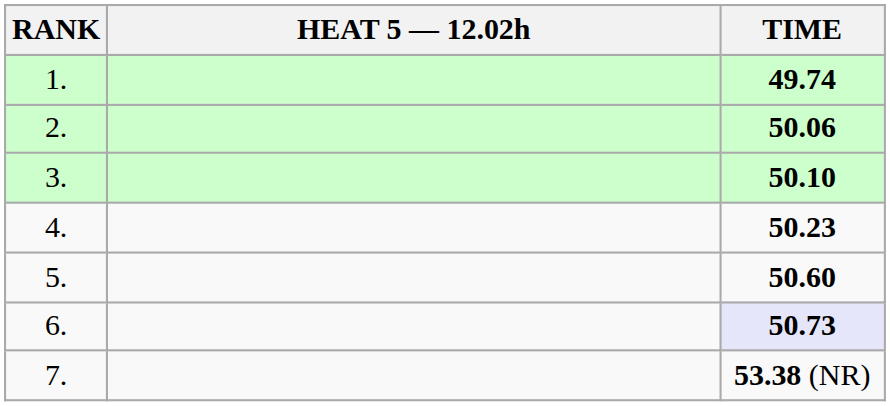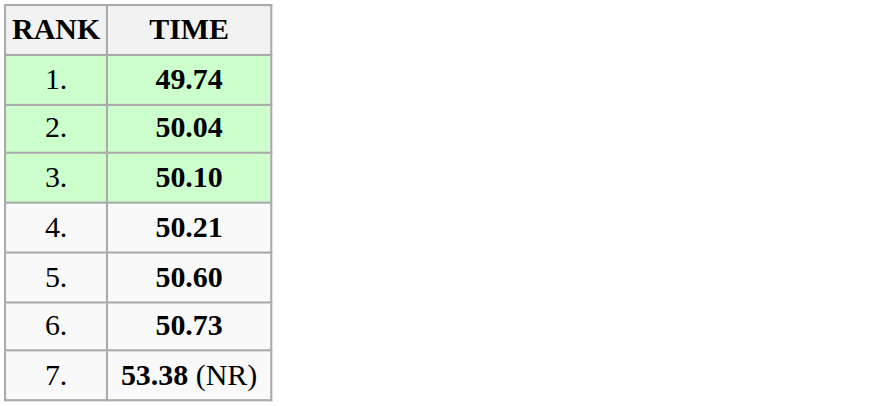- column: (414, 29)
(802, 128) 50.06 -> (189, 128) 50.04
(802, 227) 50.23 -> (189, 227) 50.21
(802, 325) lavender background -> (189, 325) no background
